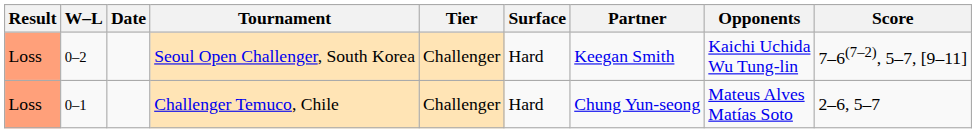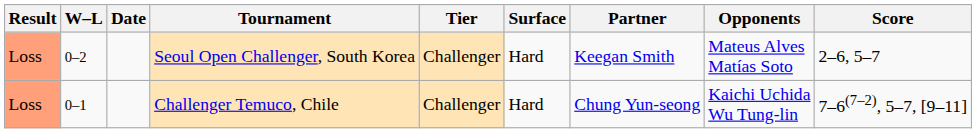(759, 56) Kaichi Uchida Wu Tung-lin -> (756, 56) Mateus Alves Matías Soto
(893, 56) 7–6(7–2), 5–7, [9–11] -> (849, 56) 2–6, 5–7
(756, 103) Mateus Alves Matías Soto -> (759, 103) Kaichi Uchida Wu Tung-lin
(849, 103) 2–6, 5–7 -> (893, 103) 7–6(7–2), 5–7, [9–11]
